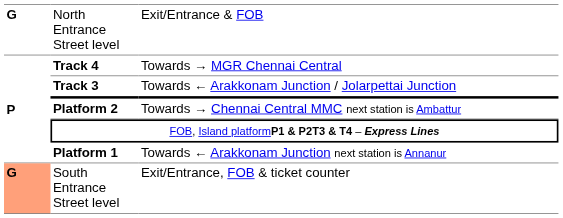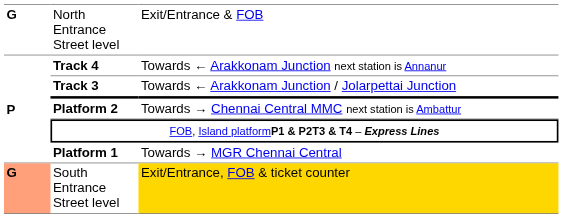(241, 65) Towards → MGR Chennai Central -> (294, 65) Towards ← Arakkonam Junction next station is Annanur
(294, 152) Towards ← Arakkonam Junction next station is Annanur -> (241, 152) Towards → MGR Chennai Central
(245, 173) no background -> (245, 173) gold background
